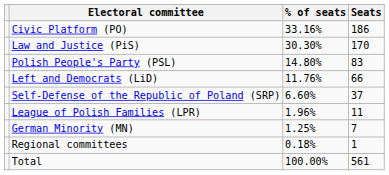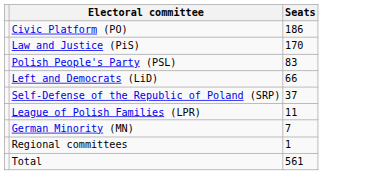- column: (316, 13)
